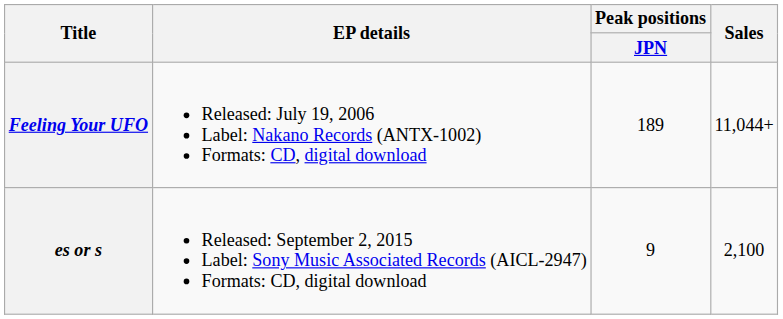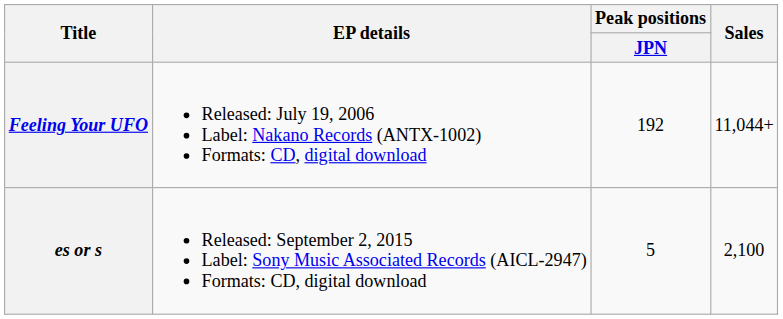(651, 124) 189 -> (651, 124) 192
(651, 250) 9 -> (651, 250) 5
